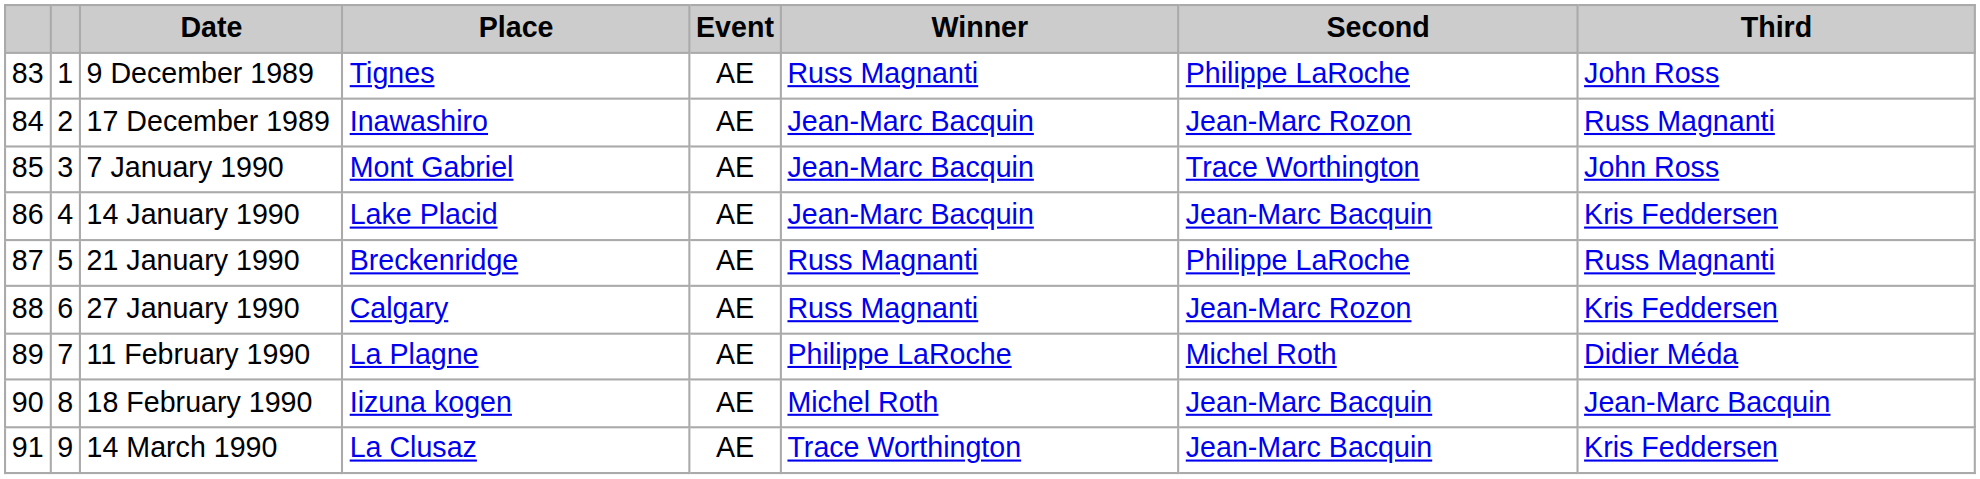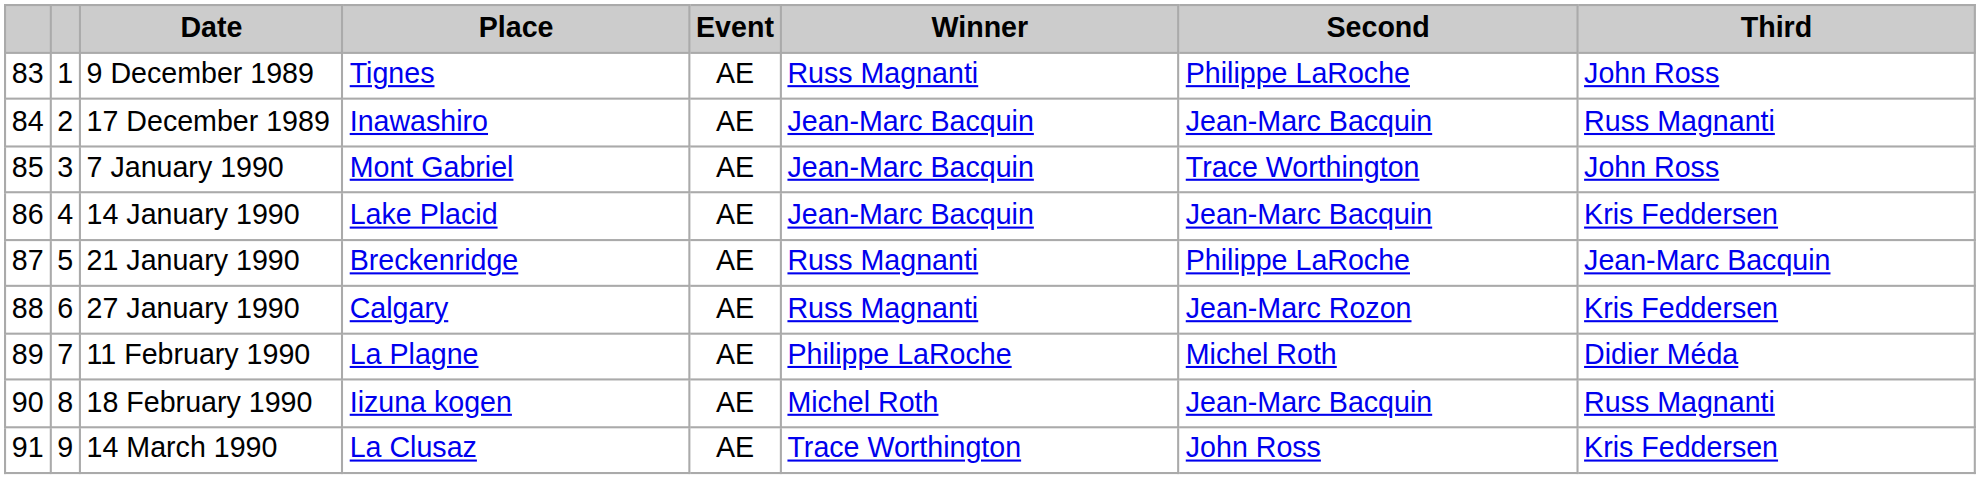(1299, 121) Jean-Marc Rozon -> (1309, 121) Jean-Marc Bacquin
(1679, 261) Russ Magnanti -> (1707, 261) Jean-Marc Bacquin
(1707, 402) Jean-Marc Bacquin -> (1679, 402) Russ Magnanti
(1309, 448) Jean-Marc Bacquin -> (1253, 448) John Ross
